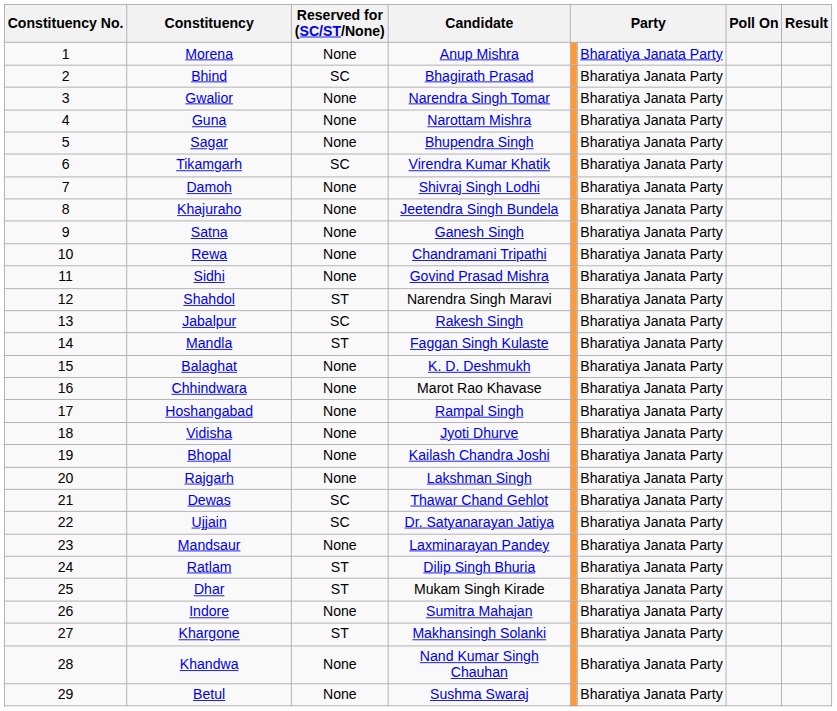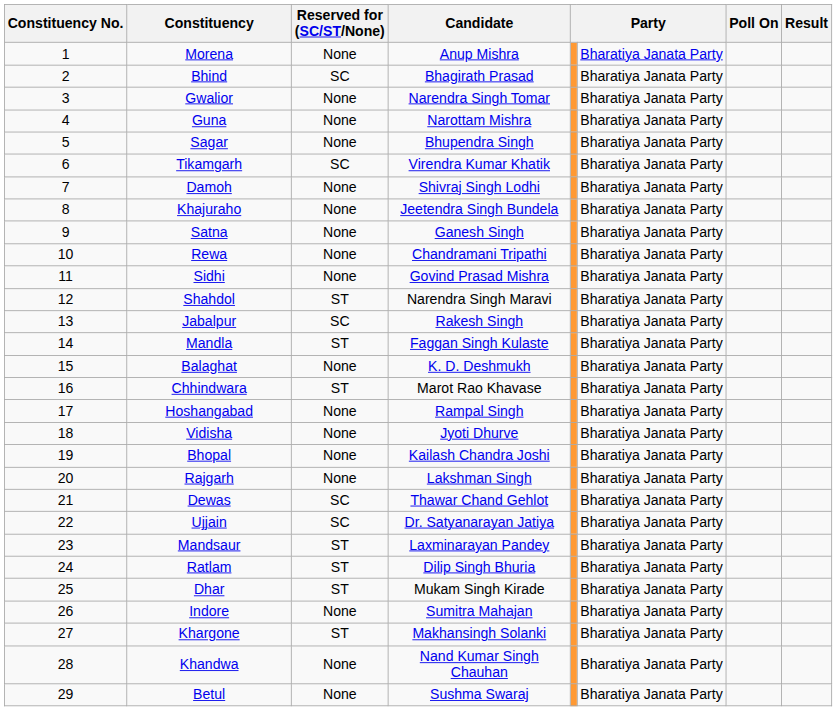(340, 388) None -> (340, 388) ST
(340, 545) None -> (340, 545) ST
